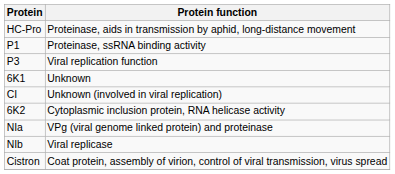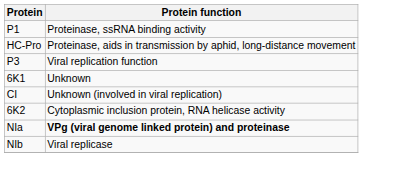rows swapped: (13, 45) <-> (24, 29)
(160, 128) normal -> (168, 128) bold
- row: (23, 161)
